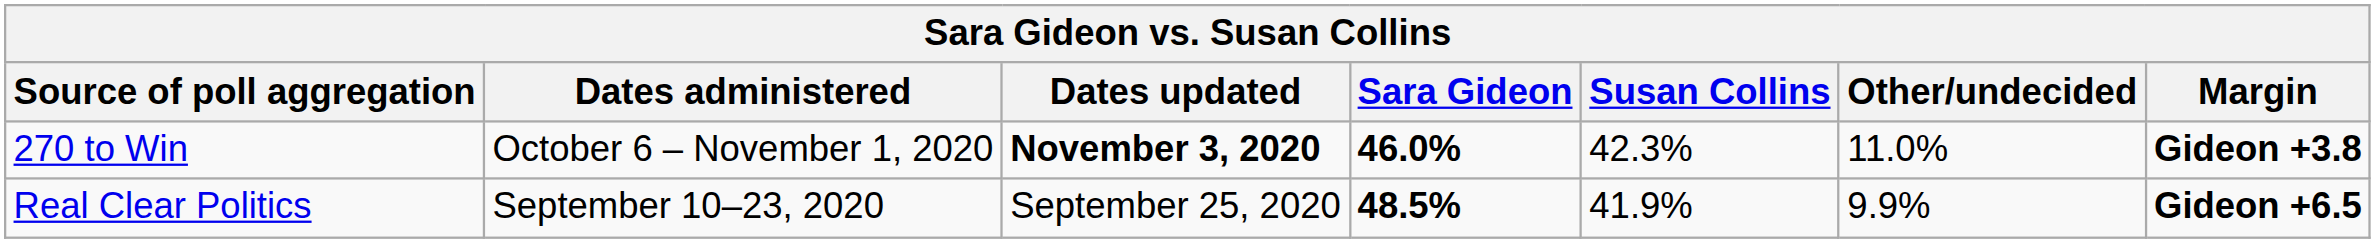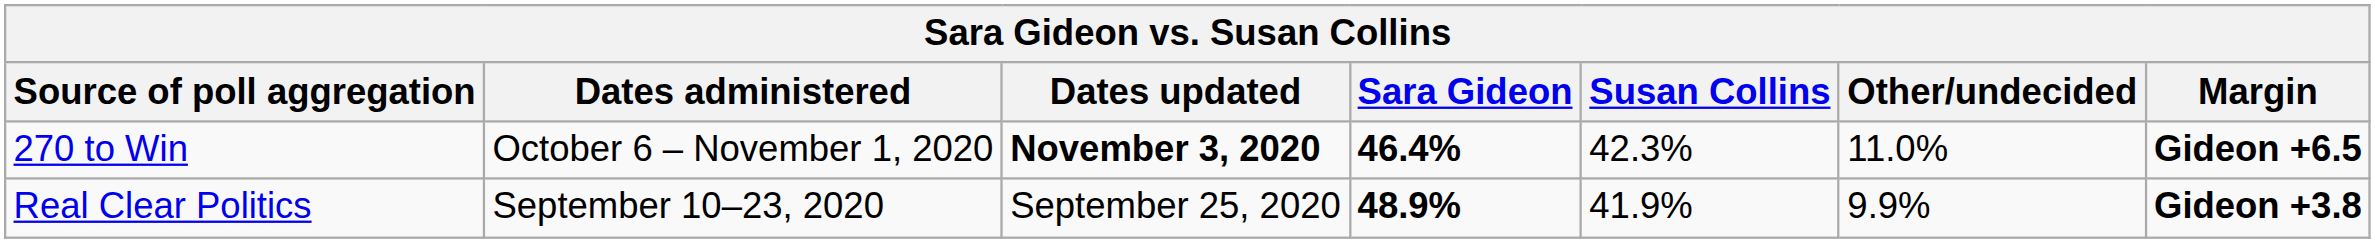(1409, 149) 46.0% -> (1409, 149) 46.4%
(2258, 149) Gideon +3.8 -> (2258, 149) Gideon +6.5
(1409, 206) 48.5% -> (1409, 206) 48.9%
(2258, 206) Gideon +6.5 -> (2258, 206) Gideon +3.8
